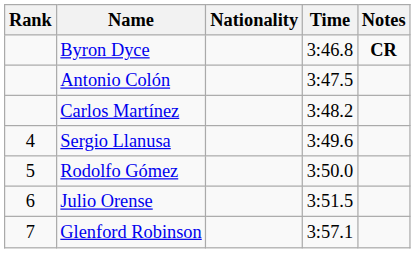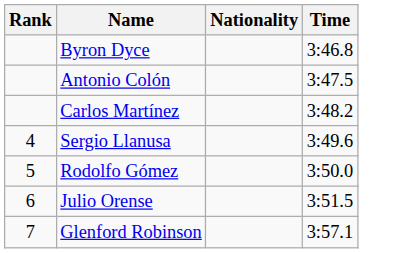- column: (384, 19)
